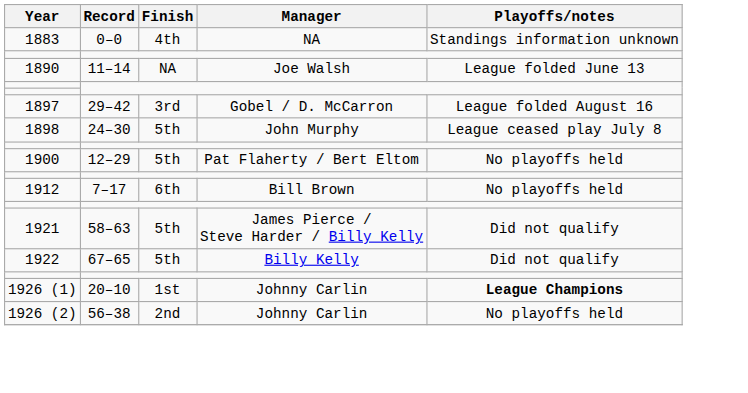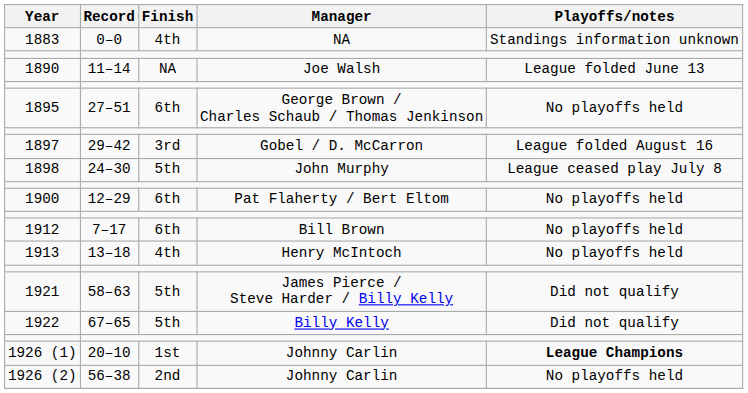+ row: (42, 108)
(167, 160) 5th -> (167, 200) 6th
+ row: (42, 253)
